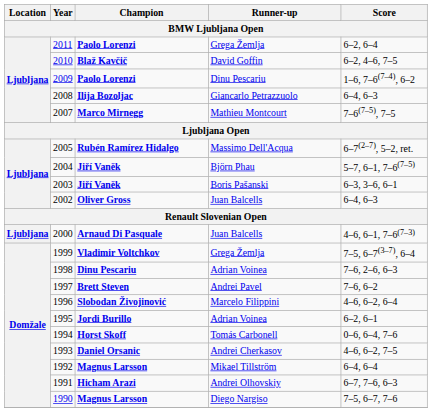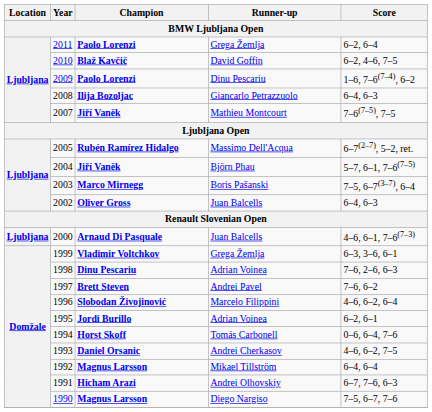(110, 113) Marco Mirnegg -> (99, 113) Jiří Vaněk
(99, 184) Jiří Vaněk -> (110, 186) Marco Mirnegg
(370, 184) 6–3, 3–6, 6–1 -> (379, 186) 7–5, 6–7(3–7), 6–4
(379, 253) 7–5, 6–7(3–7), 6–4 -> (370, 254) 6–3, 3–6, 6–1
